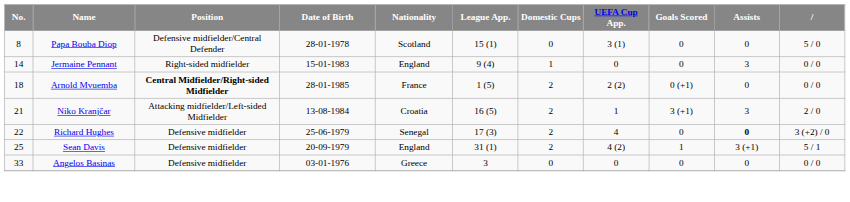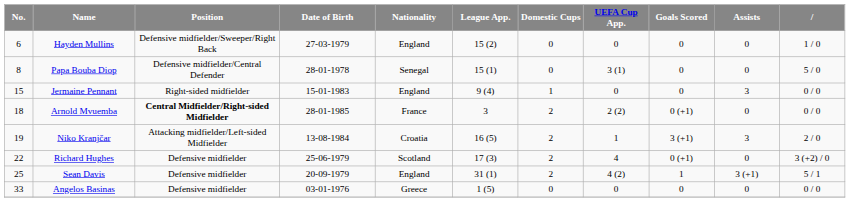+ row: (84, 44)
(414, 44) Scotland -> (414, 70) Senegal
(19, 64) 14 -> (19, 91) 15
(485, 85) 1 (5) -> (485, 111) 3
(19, 111) 21 -> (19, 138) 19
(414, 132) Senegal -> (414, 158) Scotland
(681, 132) 0 -> (681, 158) 0 (+1)
(747, 132) bold -> (747, 158) normal
(485, 163) 3 -> (485, 189) 1 (5)
